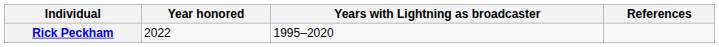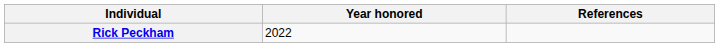- column: (437, 14)
